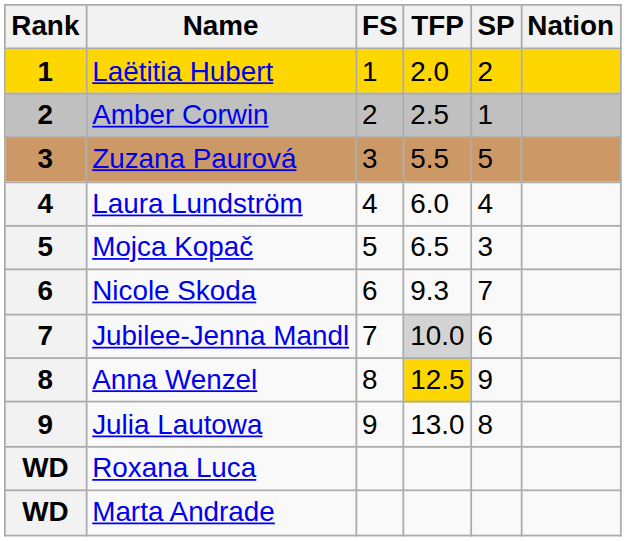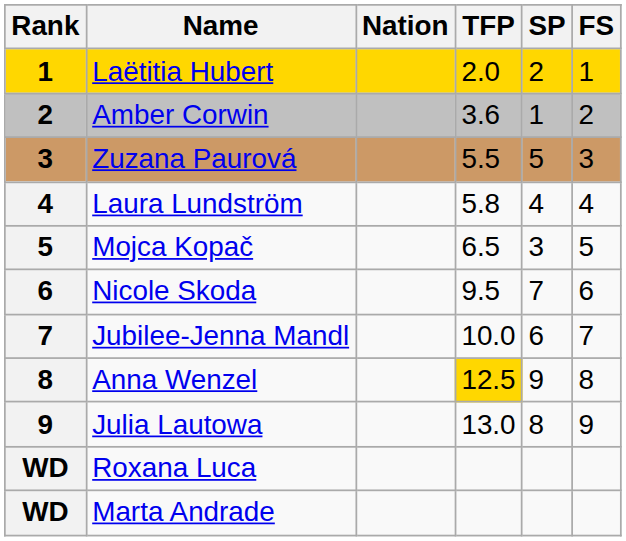columns swapped: (571, 26) <-> (380, 26)
(430, 114) 2.5 -> (481, 114) 3.6
(430, 203) 6.0 -> (481, 203) 5.8
(430, 291) 9.3 -> (481, 291) 9.5
(437, 335) lightgrey background -> (488, 335) no background
